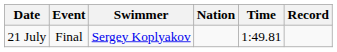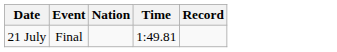- column: (141, 15)
